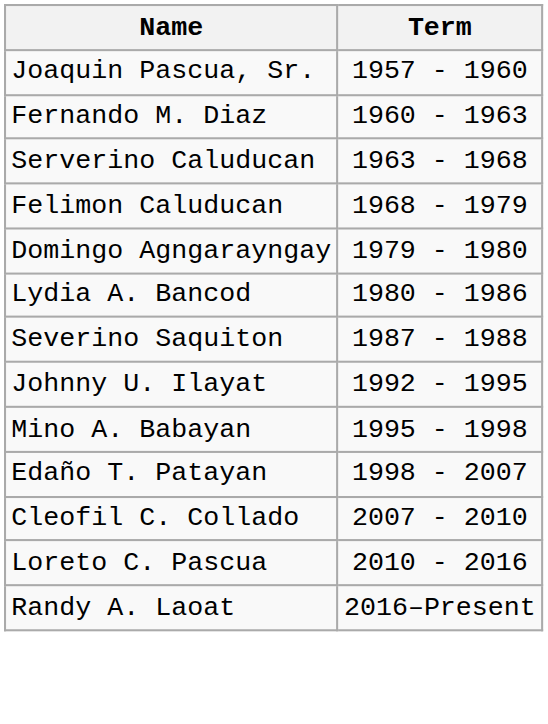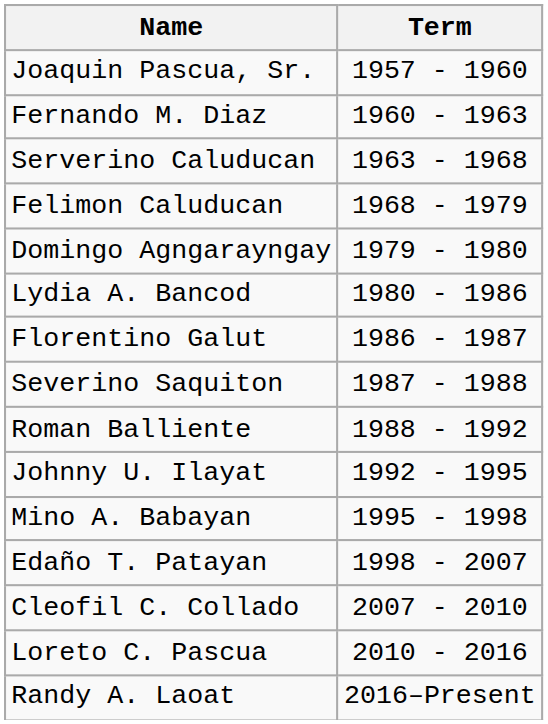+ row: (139, 339)
+ row: (131, 429)
